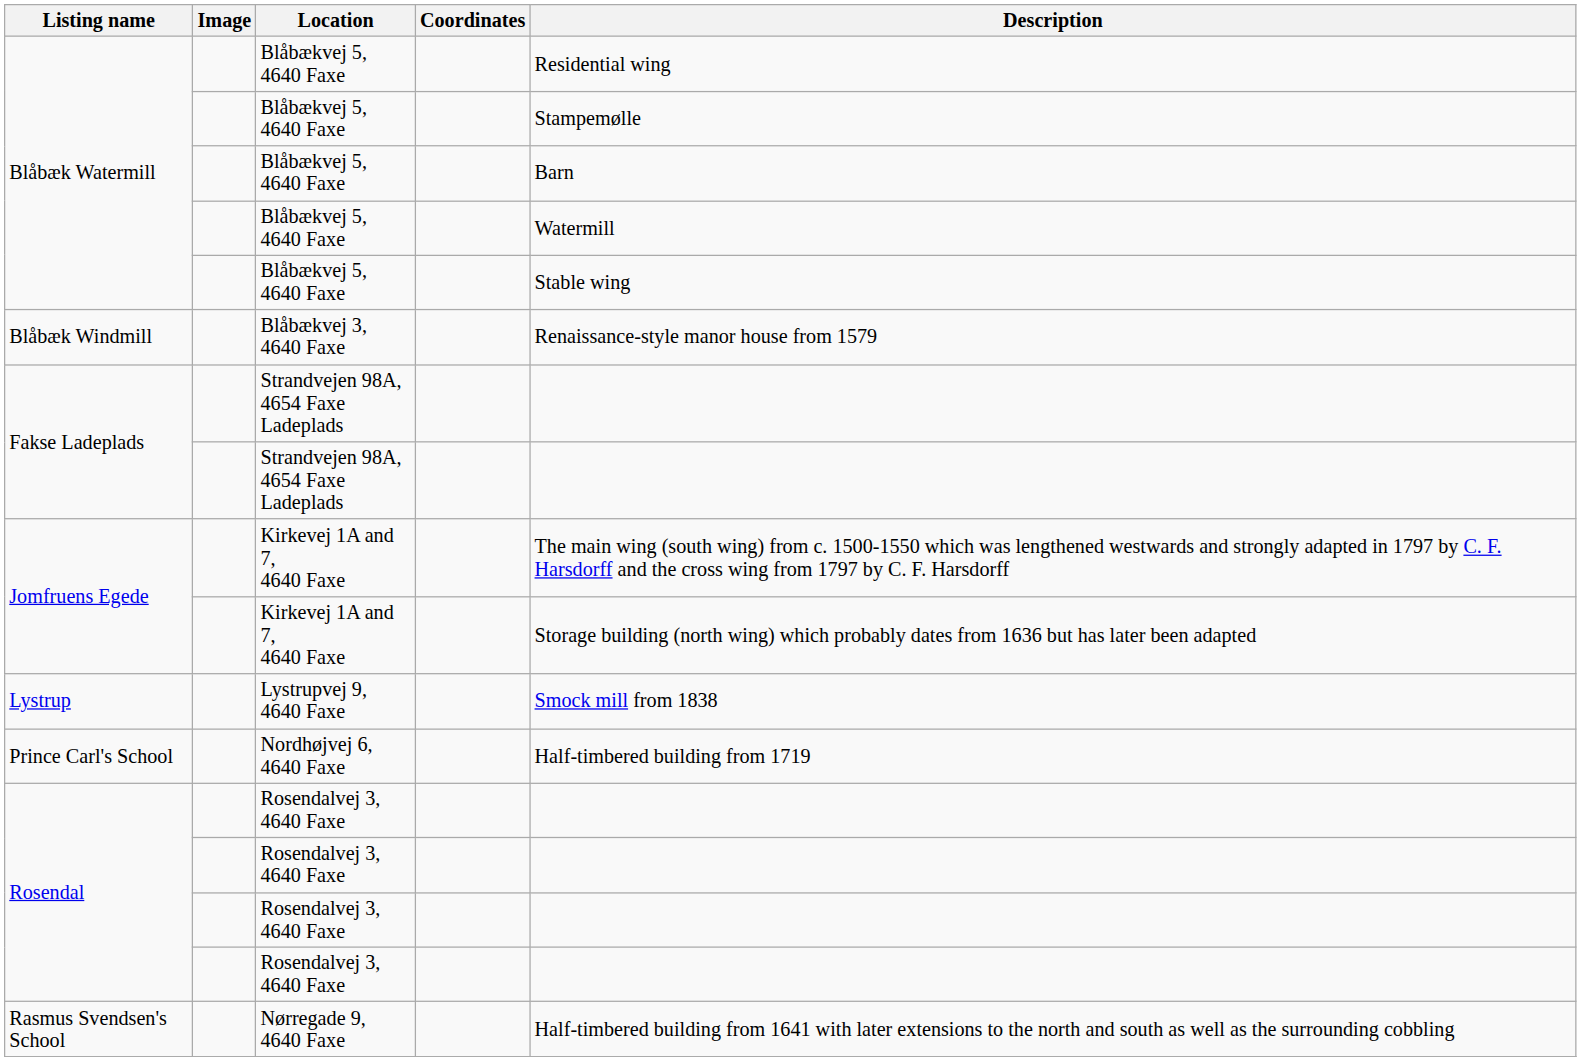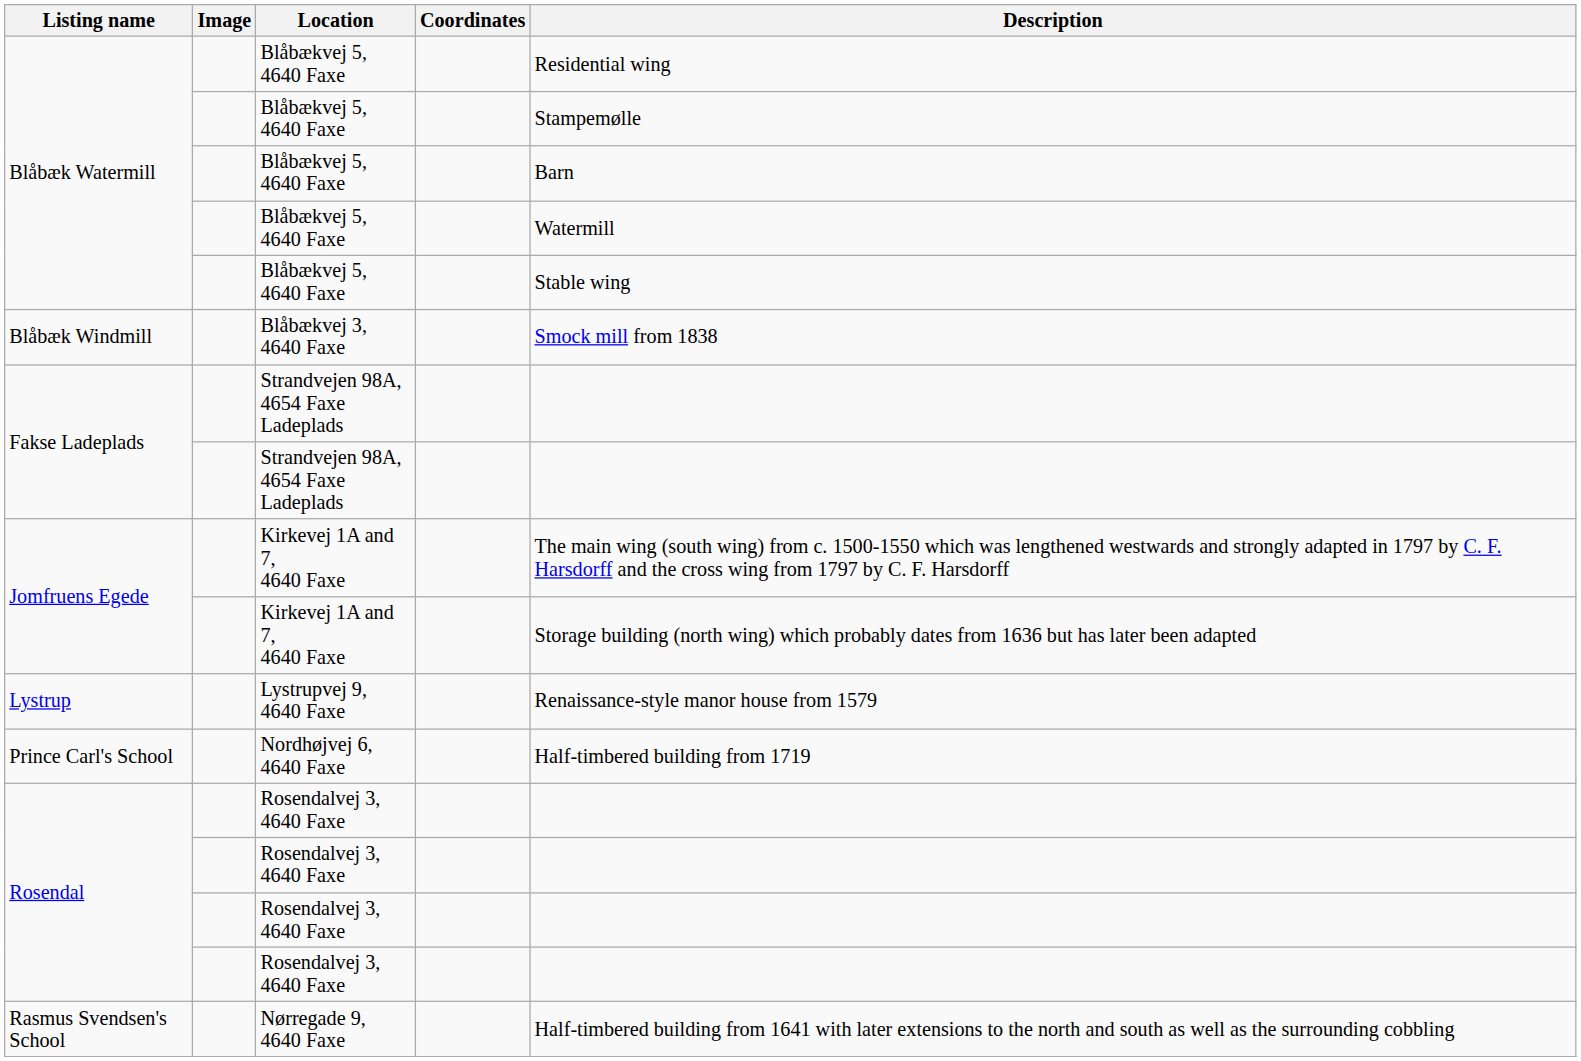(706, 337) Renaissance-style manor house from 1579 -> (626, 337) Smock mill from 1838
(626, 701) Smock mill from 1838 -> (706, 701) Renaissance-style manor house from 1579
